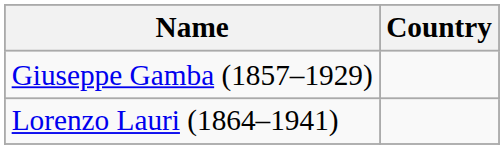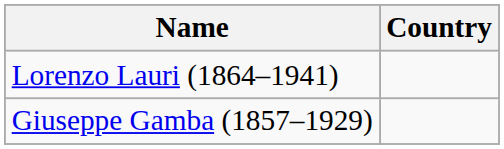rows swapped: (175, 120) <-> (192, 74)
